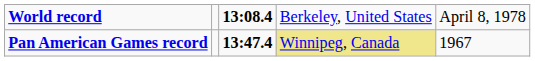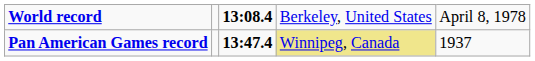(455, 42) 1967 -> (455, 42) 1937
